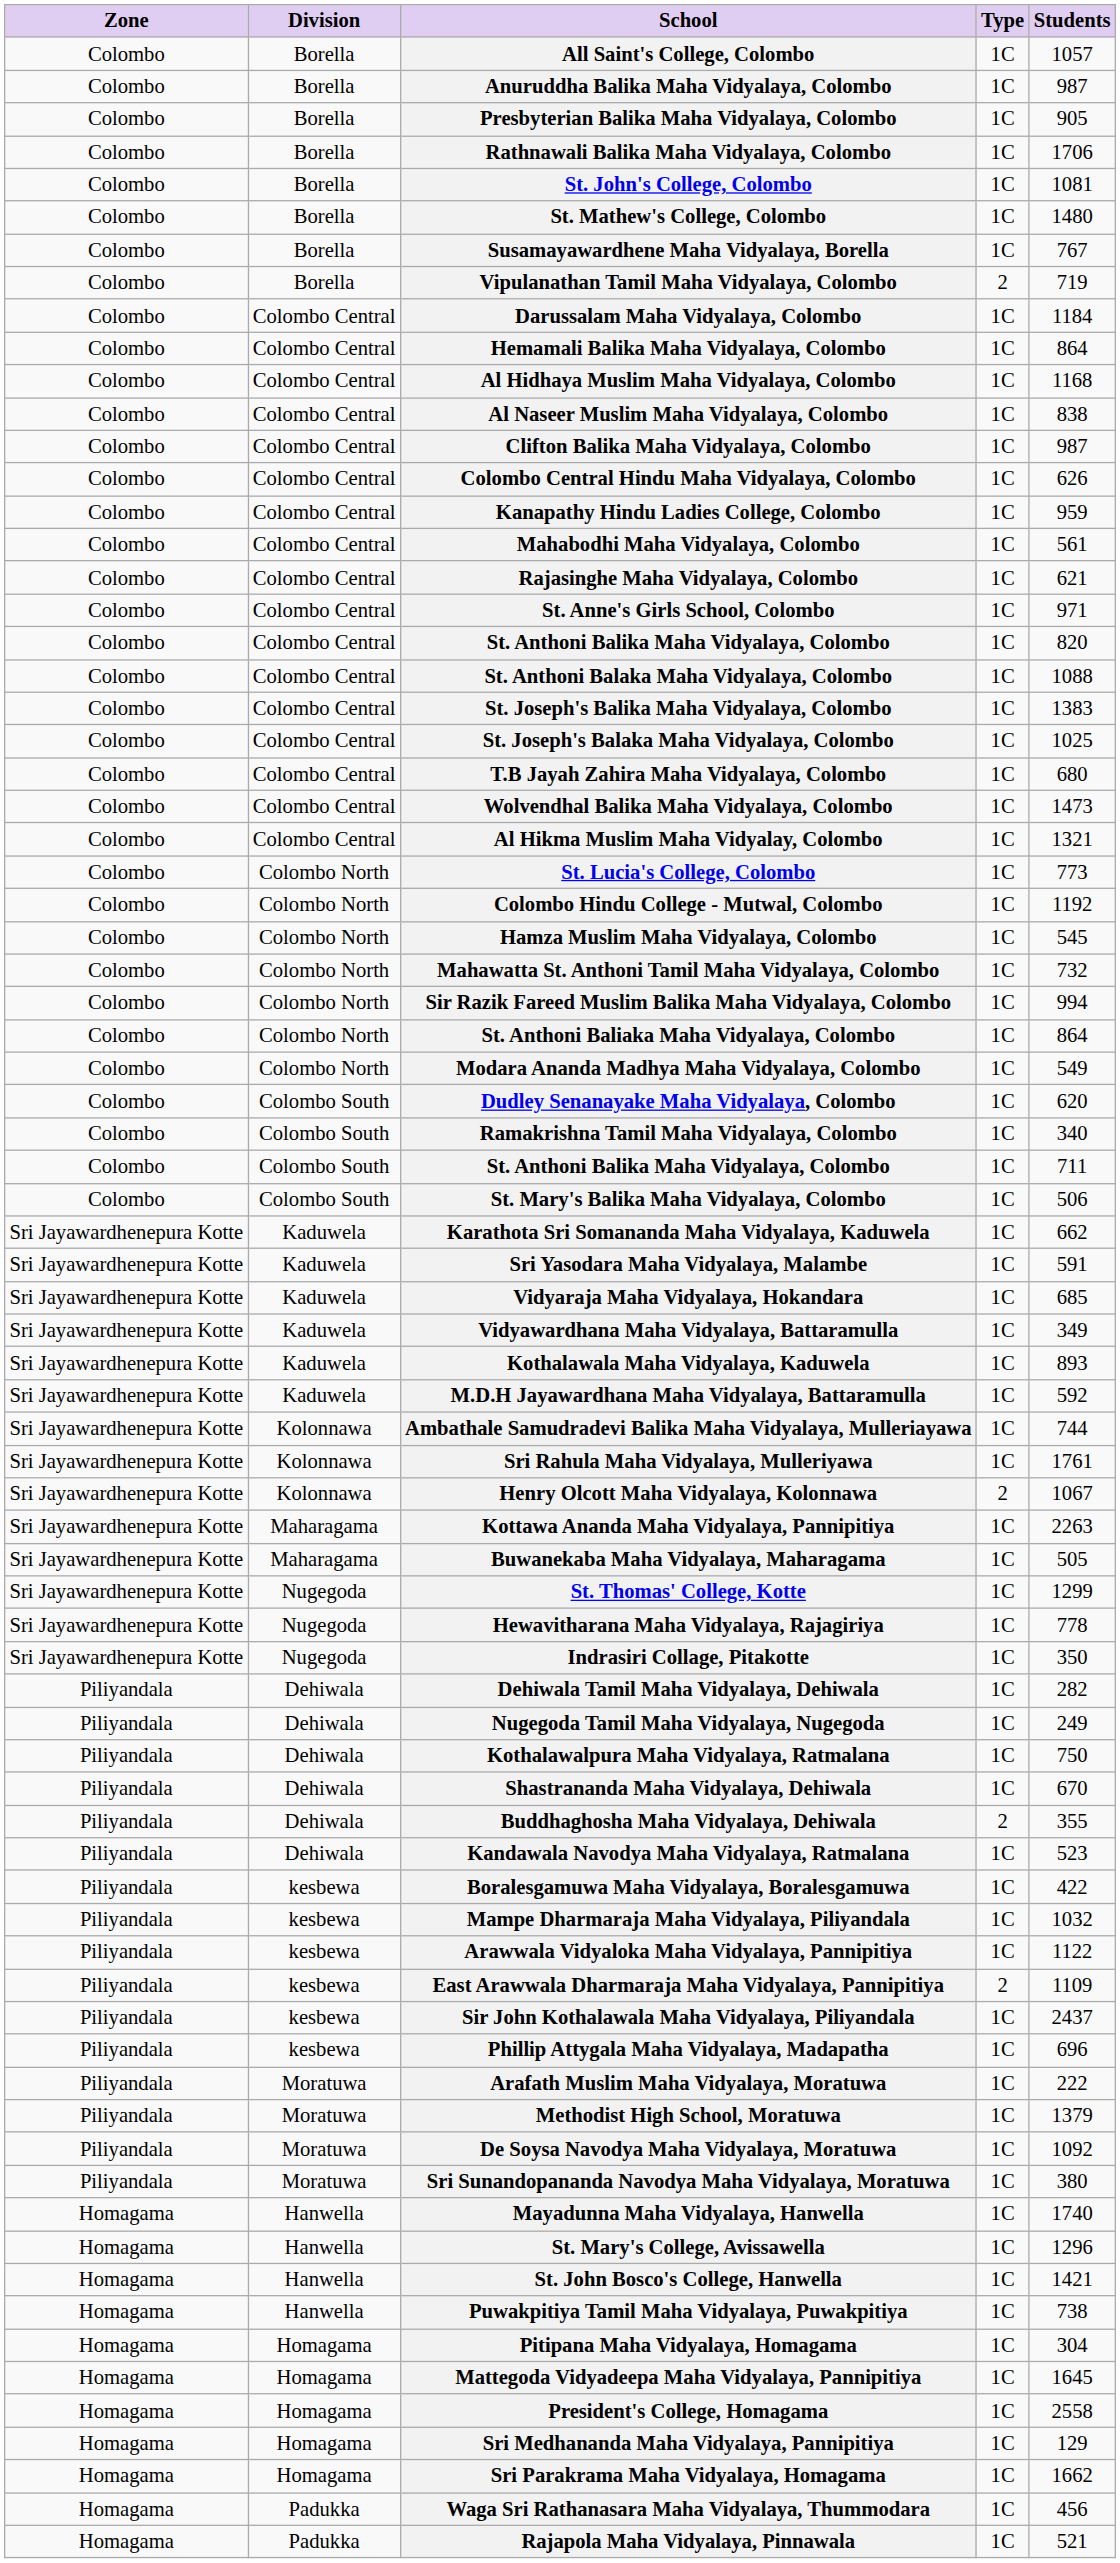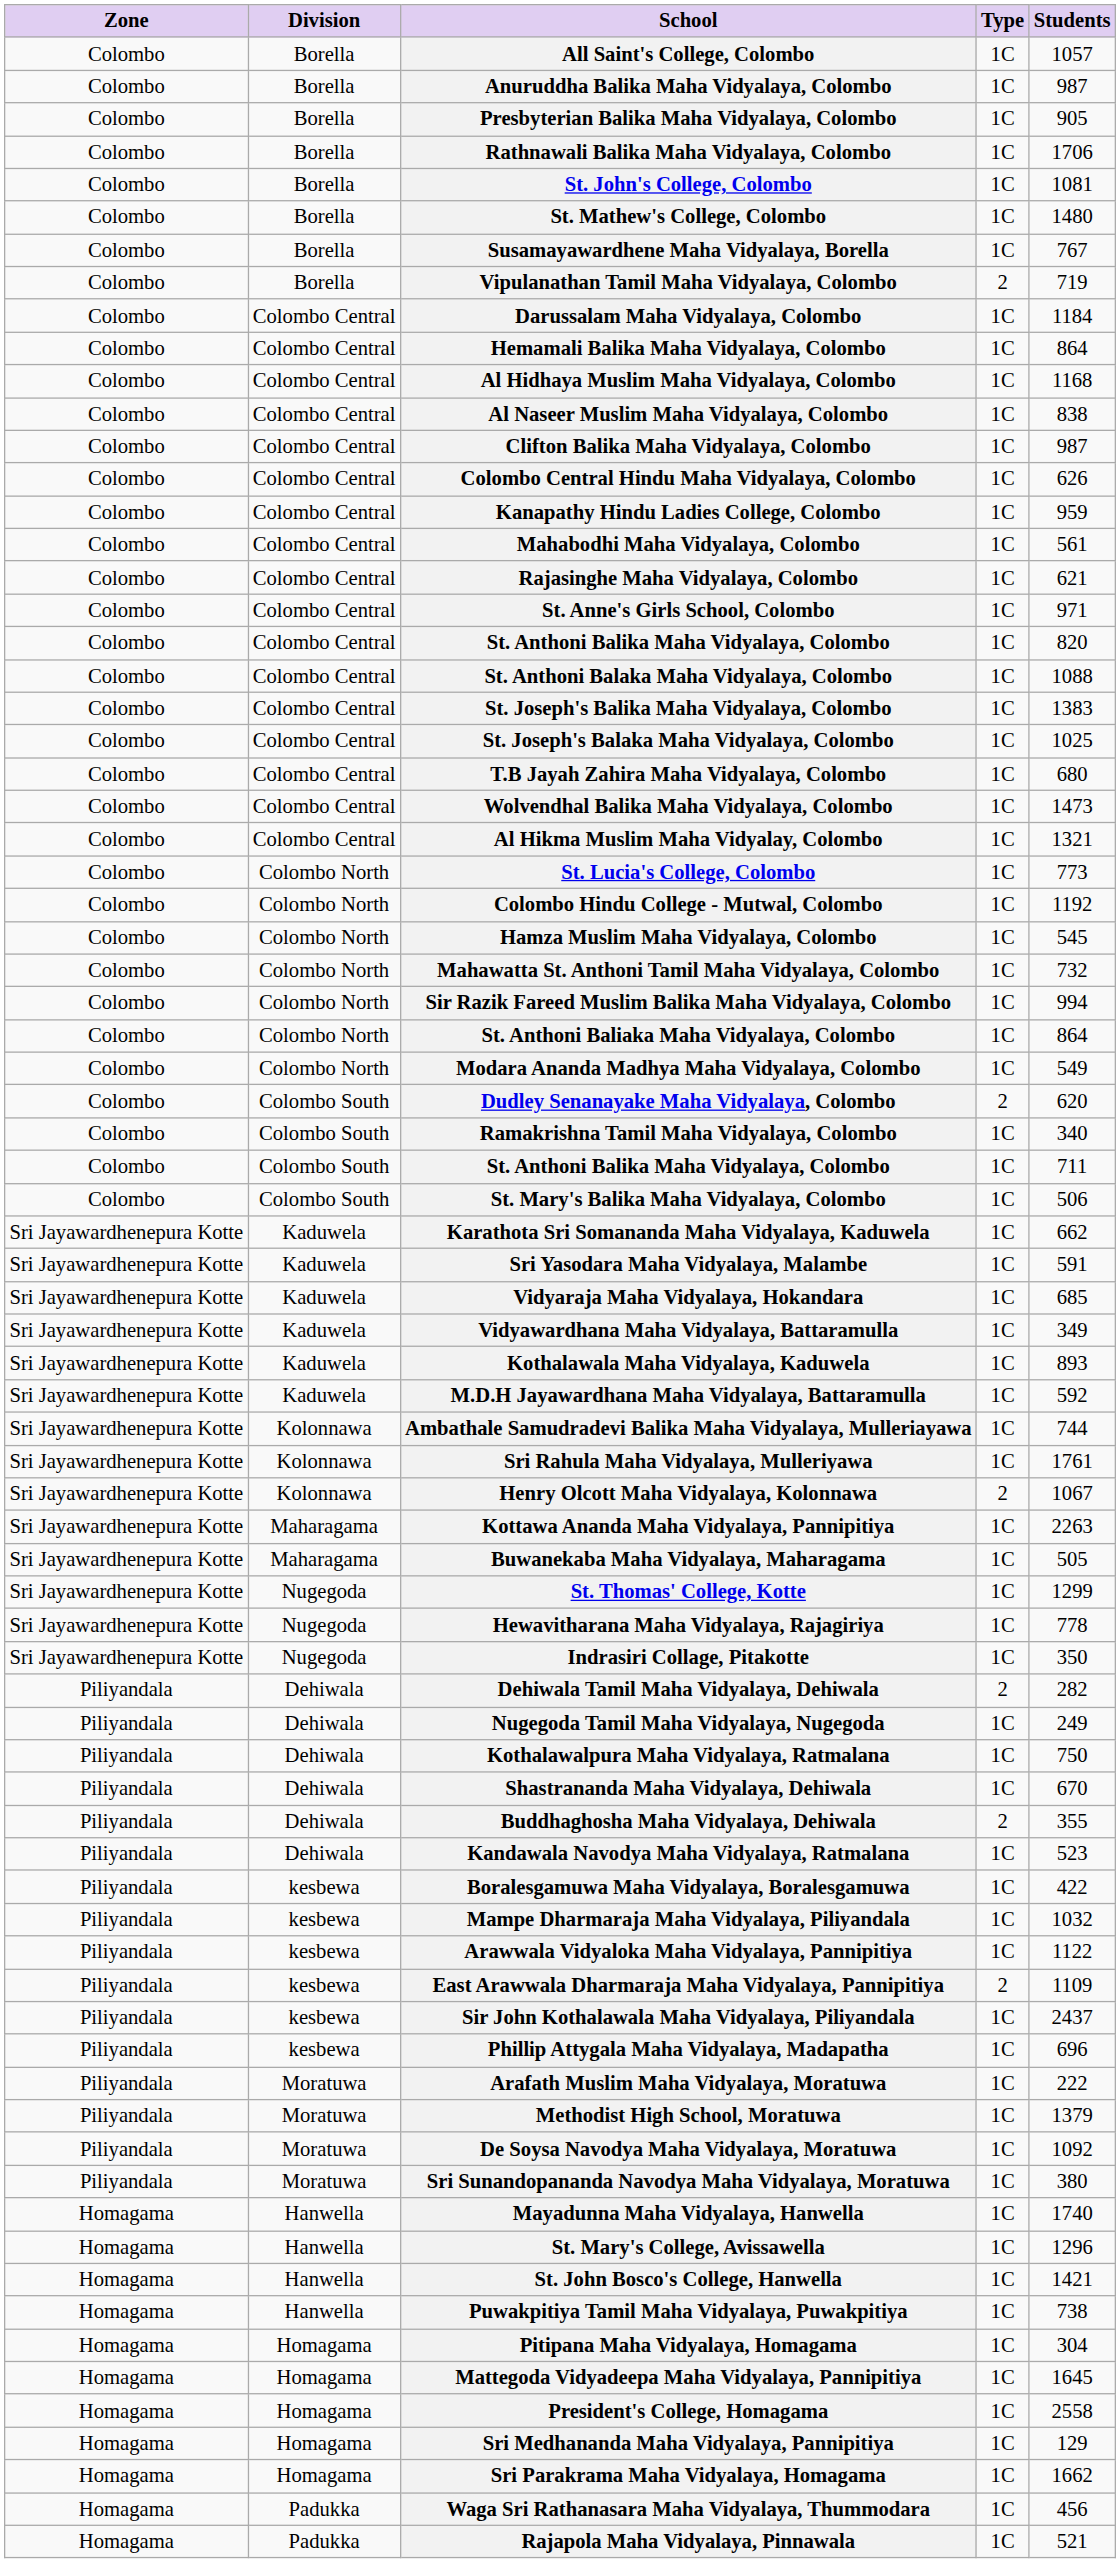(1003, 1101) 1C -> (1003, 1101) 2
(1003, 1690) 1C -> (1003, 1690) 2
